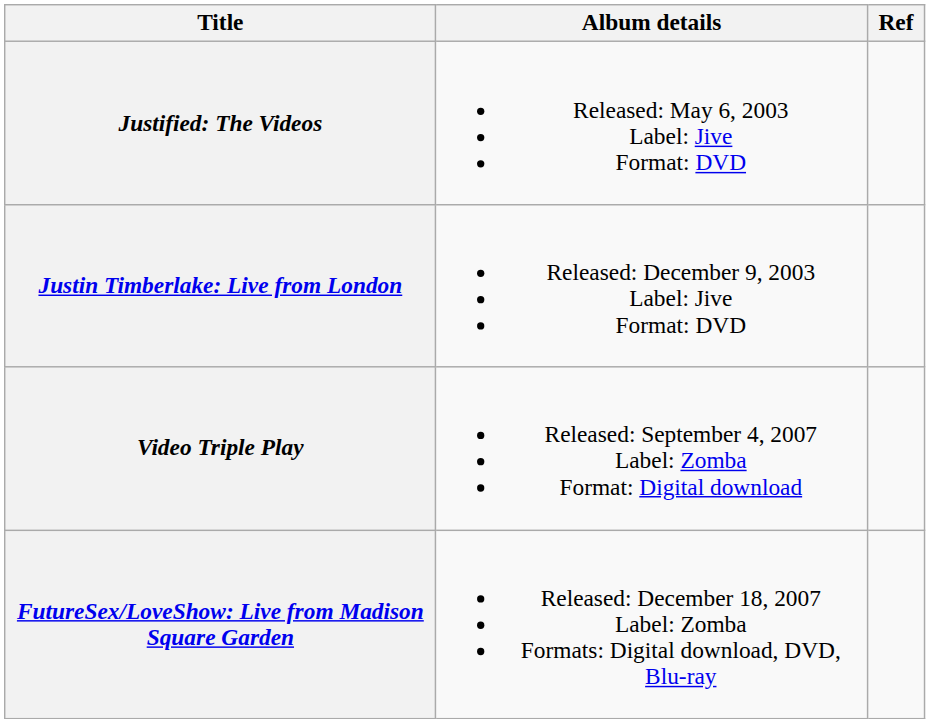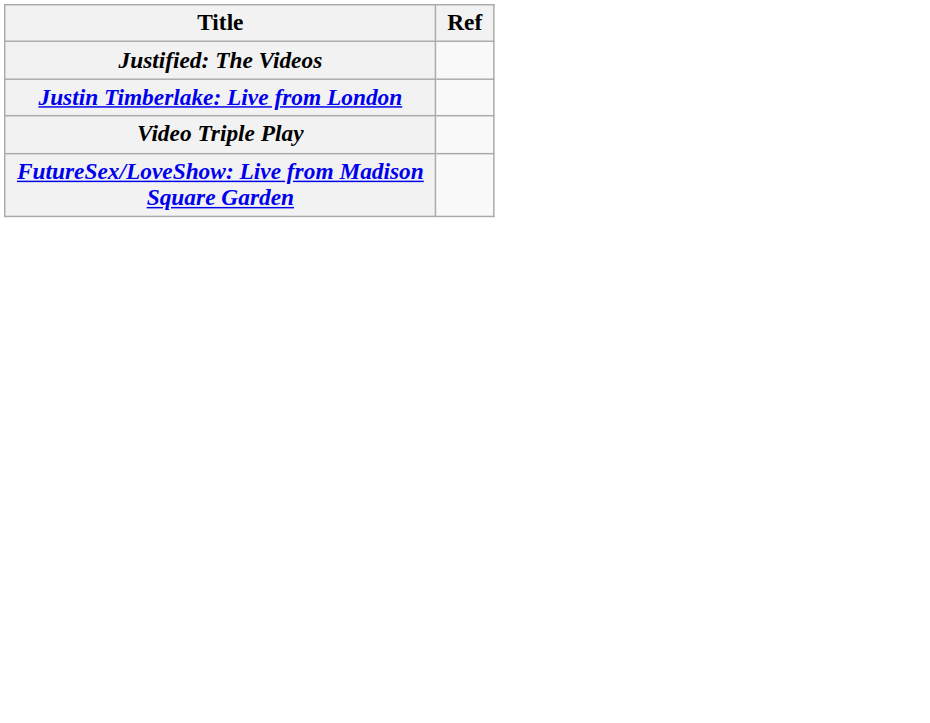- column: (652, 23)
